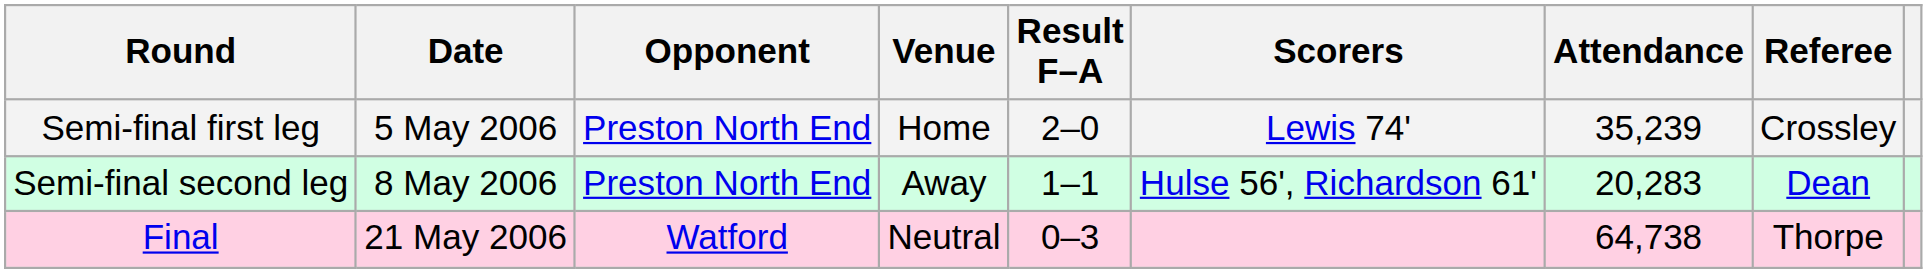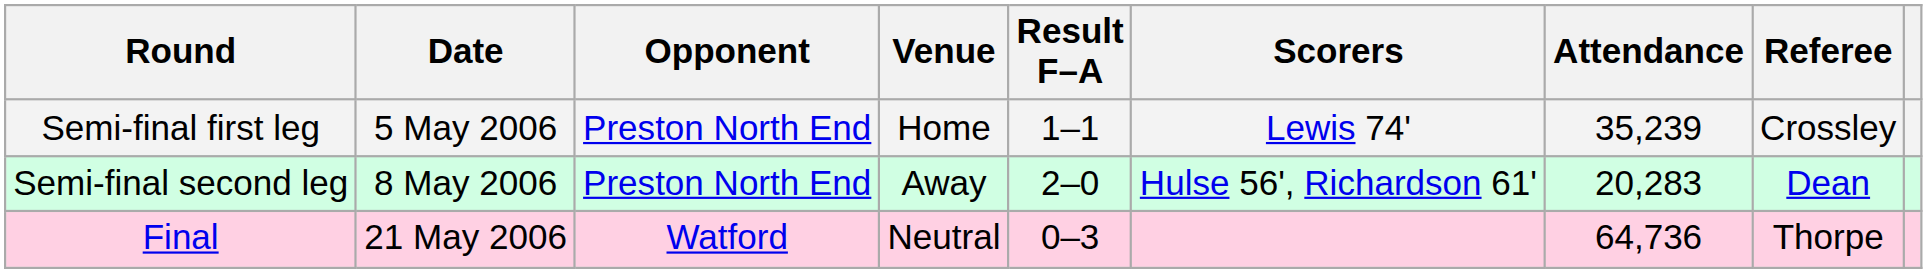(1070, 127) 2–0 -> (1070, 127) 1–1
(1070, 182) 1–1 -> (1070, 182) 2–0
(1649, 238) 64,738 -> (1649, 238) 64,736
